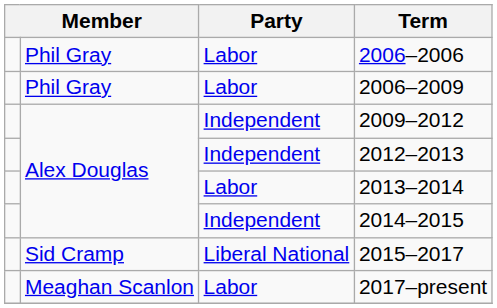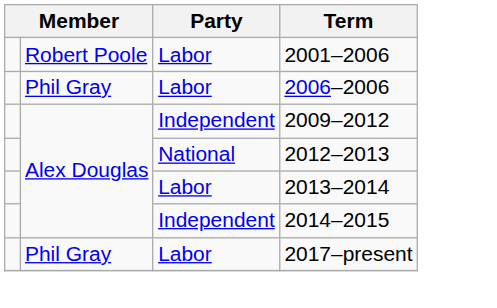+ row: (337, 54)
- row: (411, 87)
(262, 154) Independent -> (197, 154) National
- row: (411, 253)
(109, 287) Meaghan Scanlon -> (68, 253) Phil Gray
